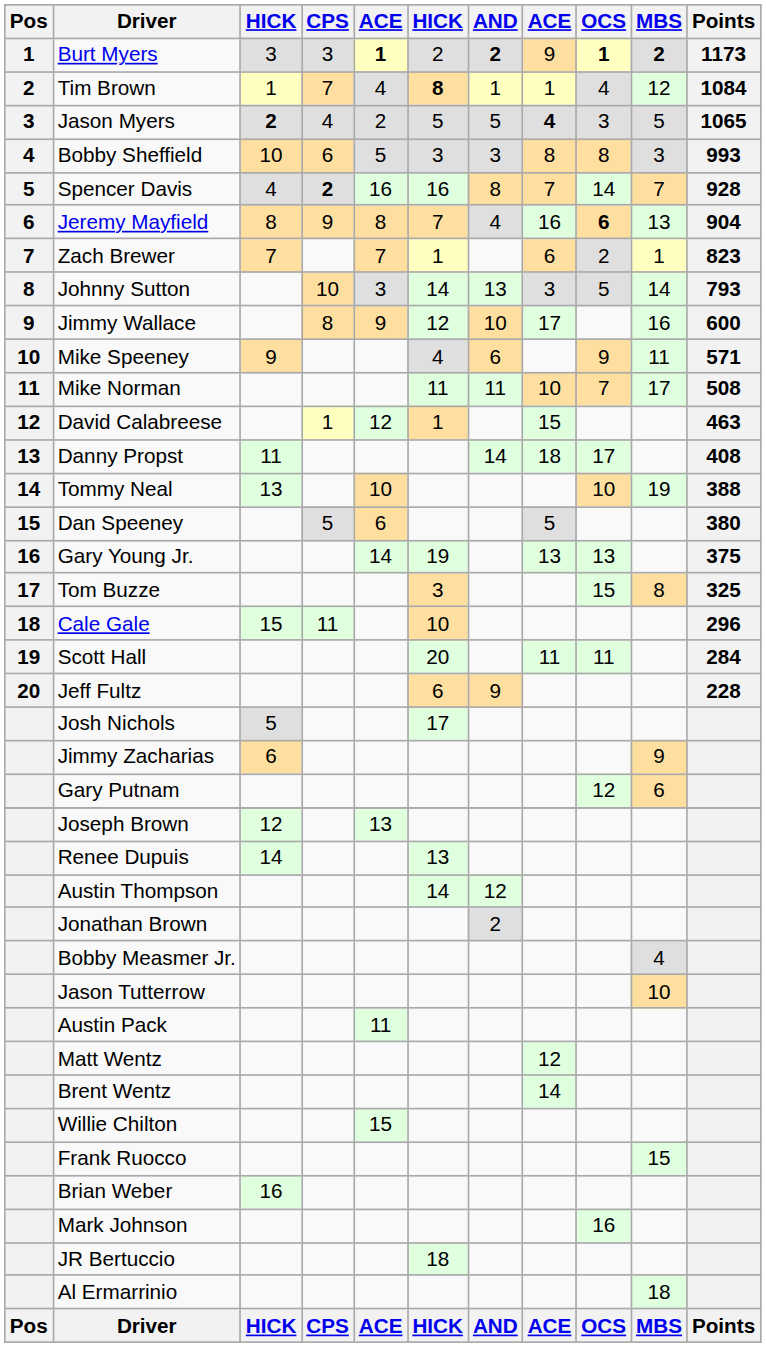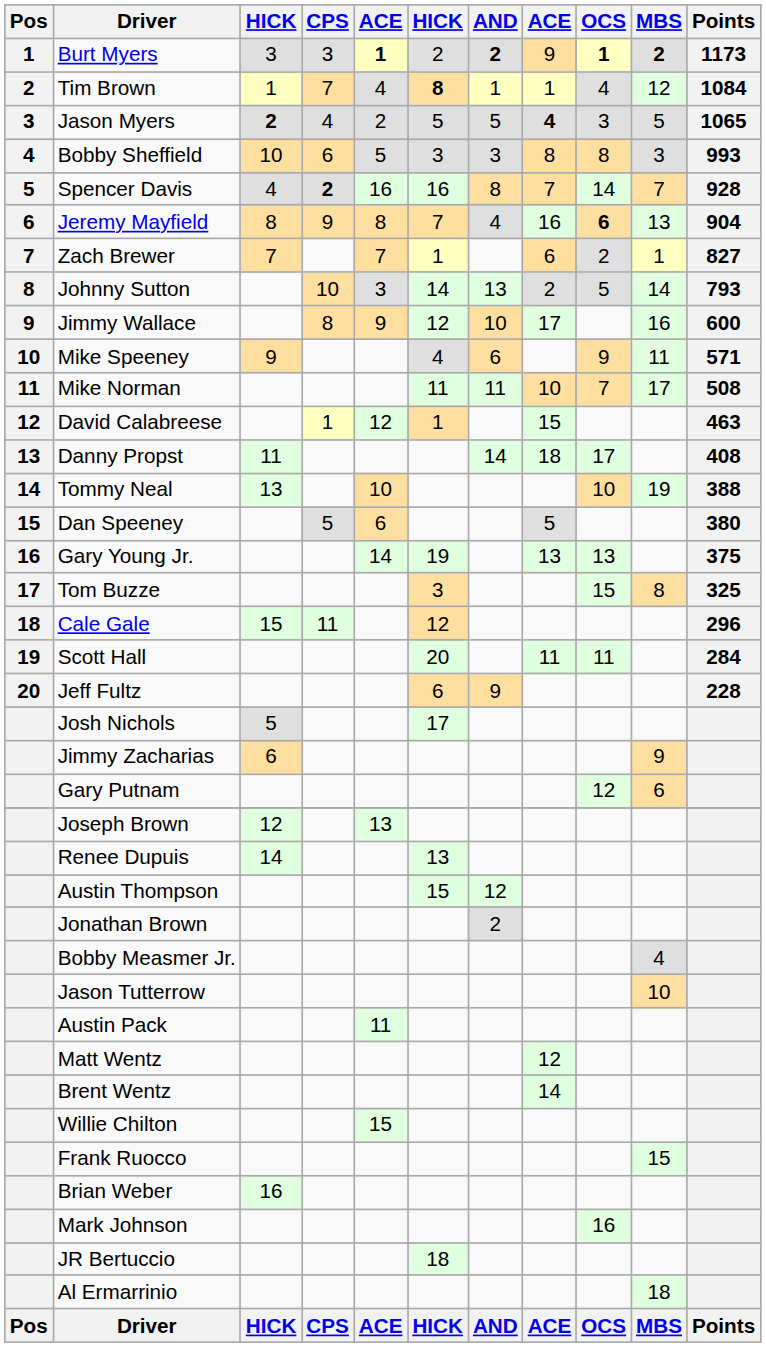(724, 256) 823 -> (724, 256) 827
(549, 289) 3 -> (549, 289) 2
(438, 624) 10 -> (438, 624) 12
(438, 891) 14 -> (438, 891) 15
